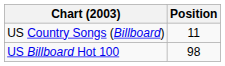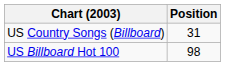(194, 33) 11 -> (194, 33) 31
